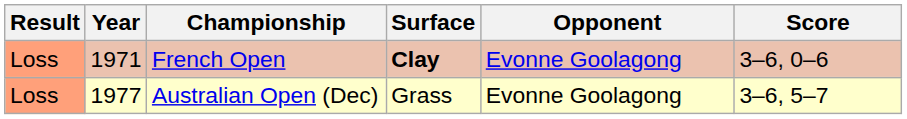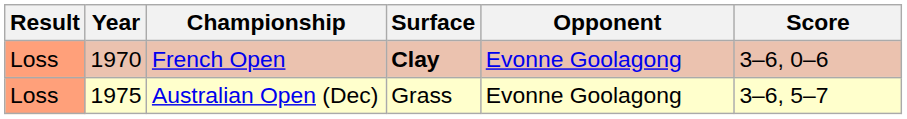(116, 58) 1971 -> (116, 58) 1970
(116, 95) 1977 -> (116, 95) 1975
